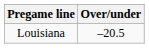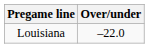(111, 33) –20.5 -> (111, 33) –22.0
